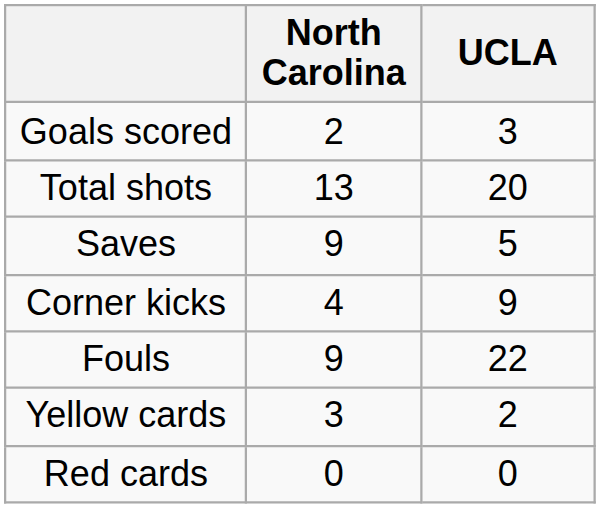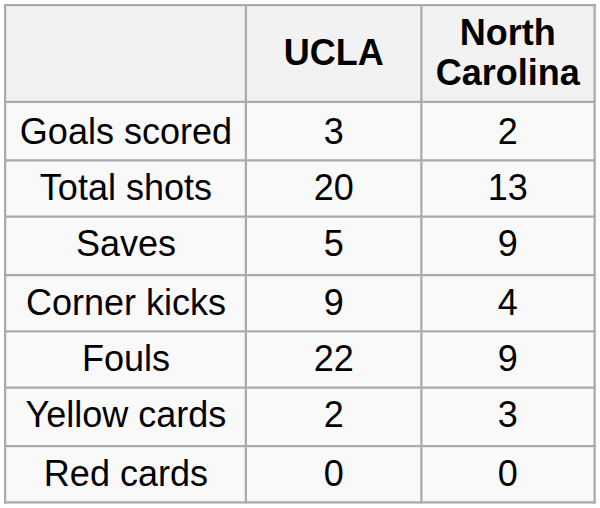columns swapped: (334, 53) <-> (508, 53)
